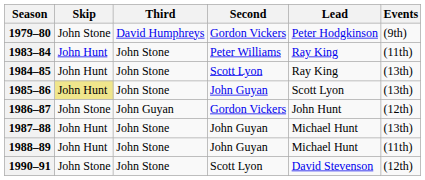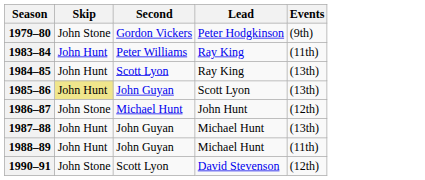- column: (160, 14)
(248, 109) Gordon Vickers -> (149, 109) Michael Hunt
